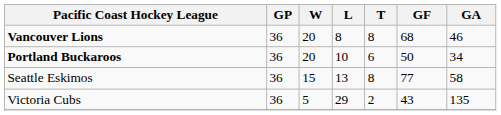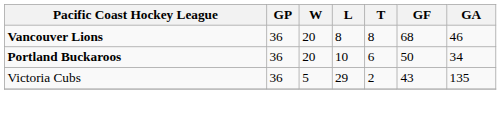- row: (50, 78)
